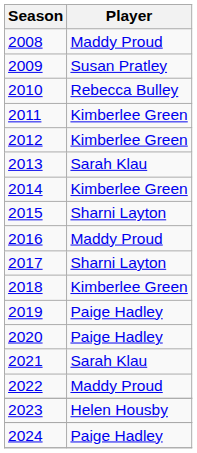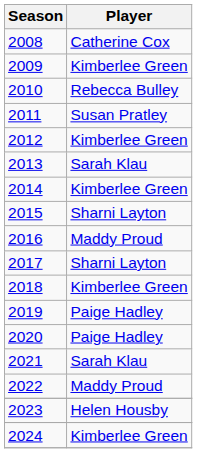(117, 41) Maddy Proud -> (120, 41) Catherine Cox
(119, 66) Susan Pratley -> (129, 66) Kimberlee Green
(129, 115) Kimberlee Green -> (119, 115) Susan Pratley
(117, 435) Paige Hadley -> (129, 435) Kimberlee Green
